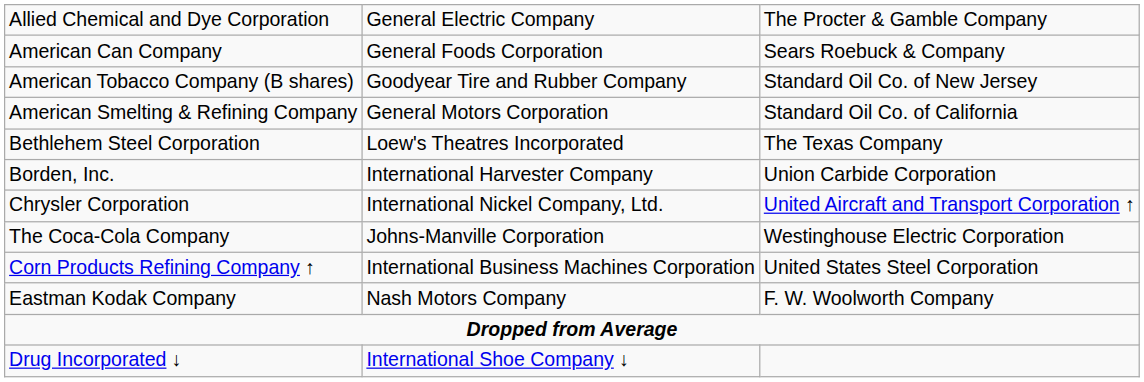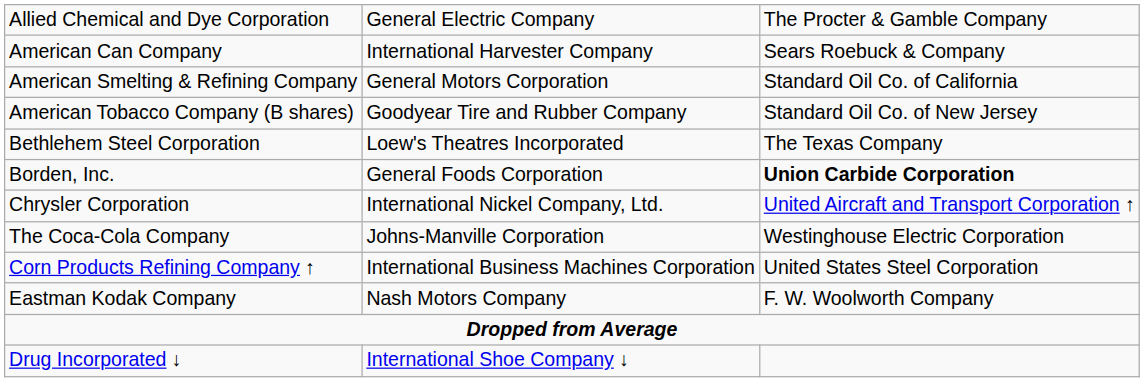(485, 50) General Foods Corporation -> (510, 50) International Harvester Company
rows swapped: (183, 112) <-> (181, 81)
(510, 174) International Harvester Company -> (485, 174) General Foods Corporation
(880, 174) normal -> (889, 174) bold
